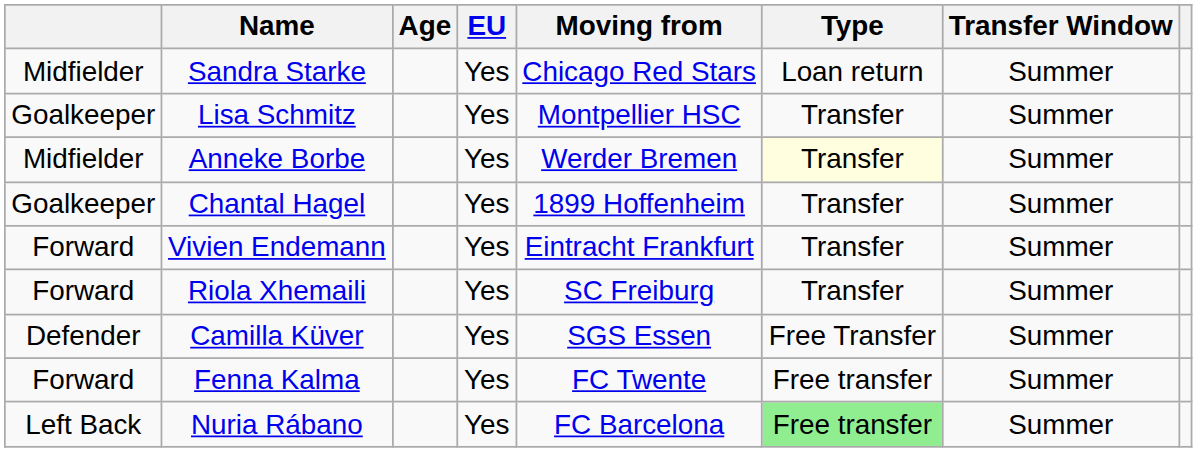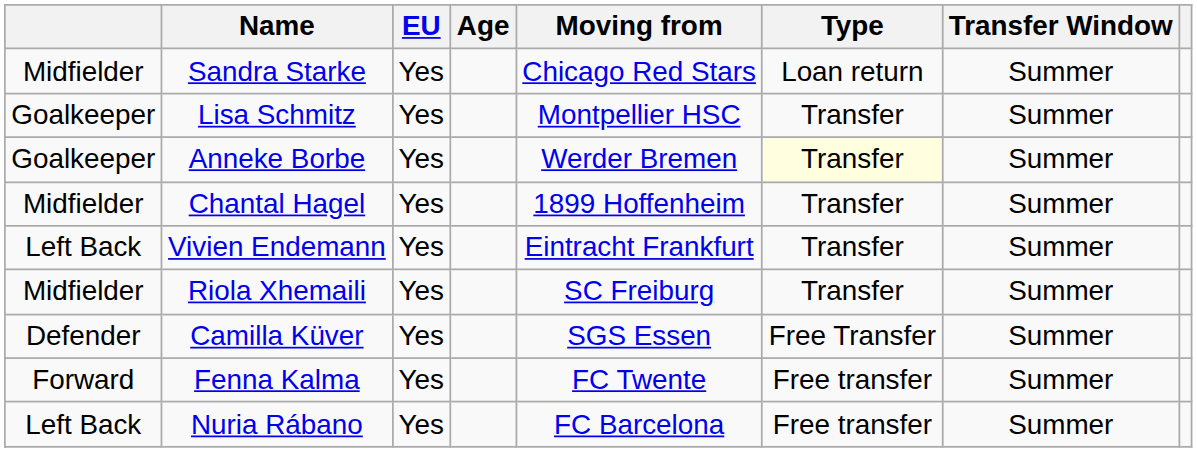columns swapped: (425, 26) <-> (487, 26)
(83, 159) Midfielder -> (83, 159) Goalkeeper
(83, 203) Goalkeeper -> (83, 203) Midfielder
(83, 247) Forward -> (83, 247) Left Back
(83, 291) Forward -> (83, 291) Midfielder
(852, 423) lightgreen background -> (852, 423) no background
